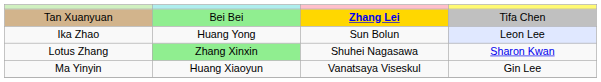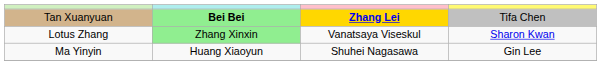(226, 17) normal -> (226, 17) bold
- row: (78, 34)
(374, 51) Shuhei Nagasawa -> (374, 34) Vanatsaya Viseskul
(374, 68) Vanatsaya Viseskul -> (374, 51) Shuhei Nagasawa
